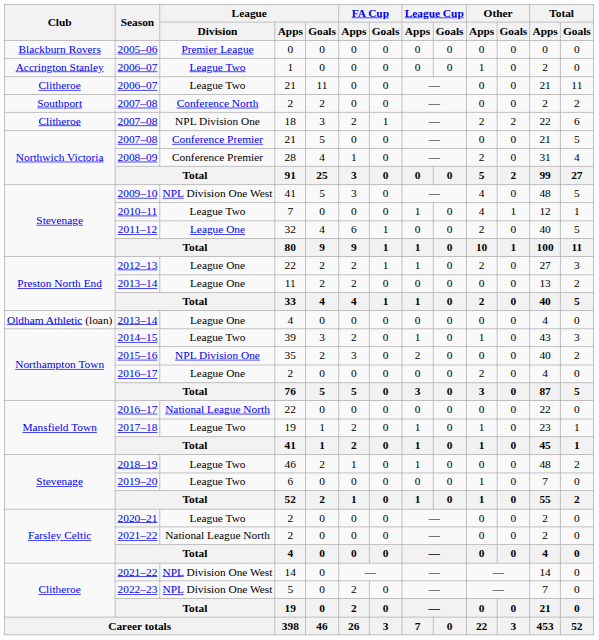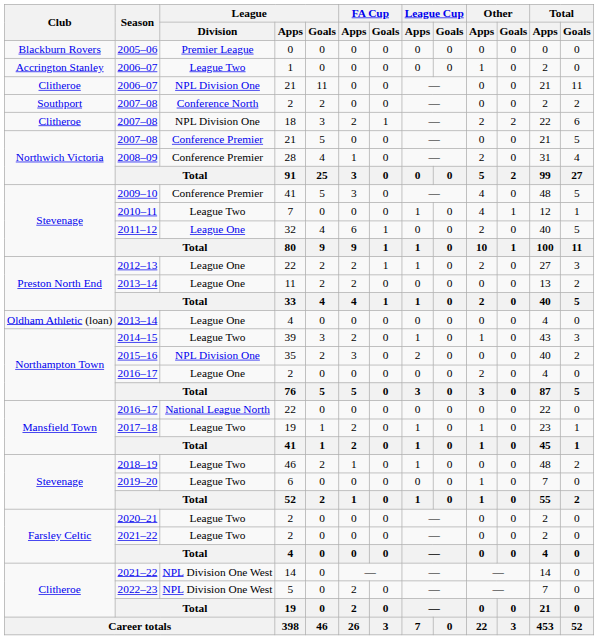(217, 85) League Two -> (217, 85) NPL Division One
(217, 193) NPL Division One West -> (217, 193) Conference Premier
(217, 535) National League North -> (217, 535) League Two
